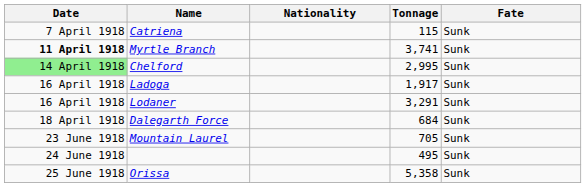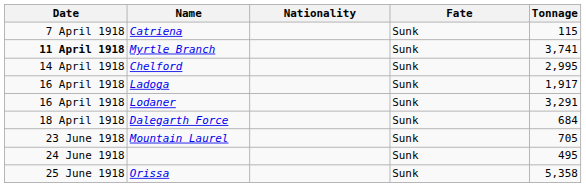columns swapped: (415, 13) <-> (511, 13)
(82, 67) lightgreen background -> (82, 67) no background
